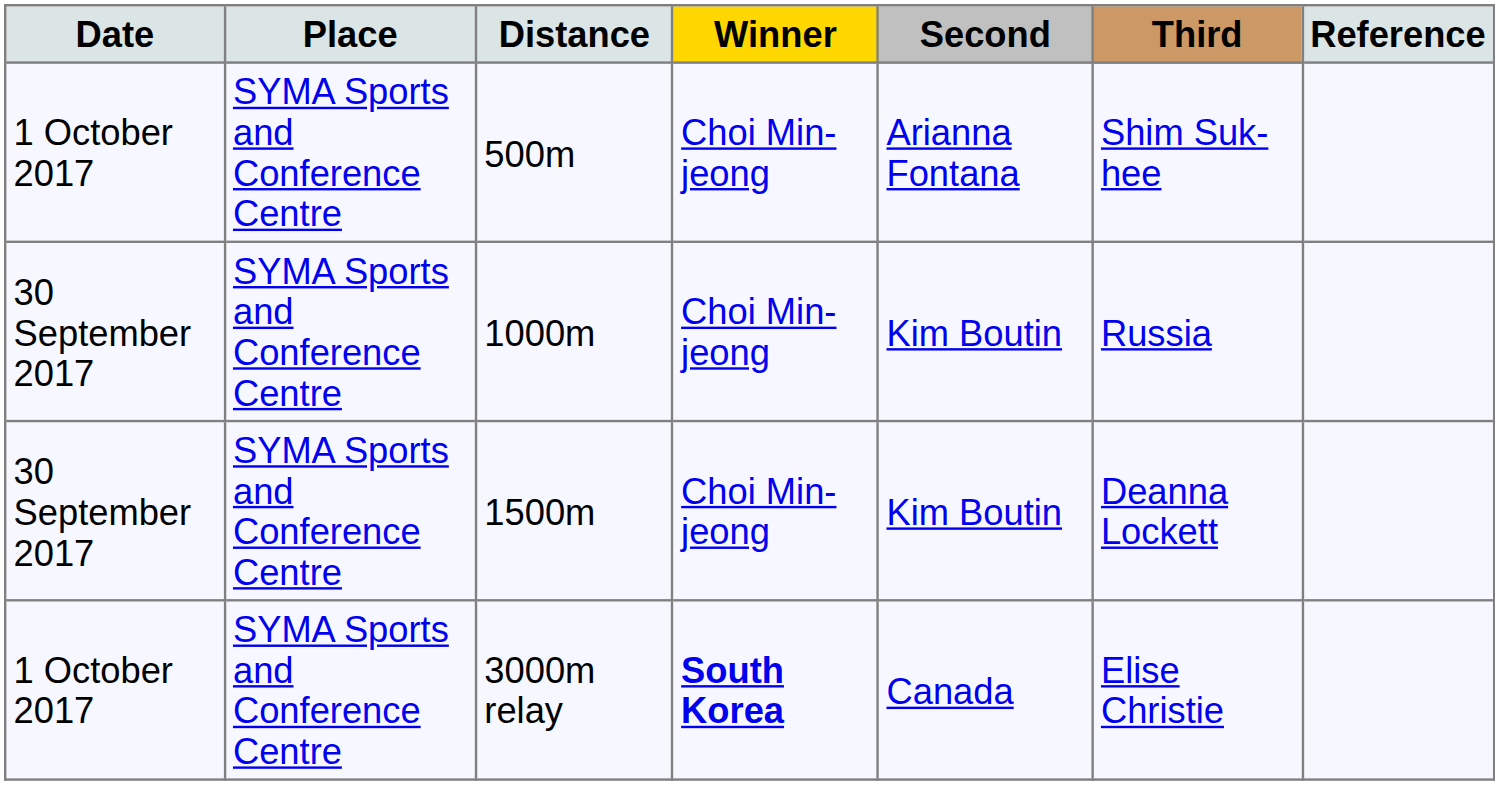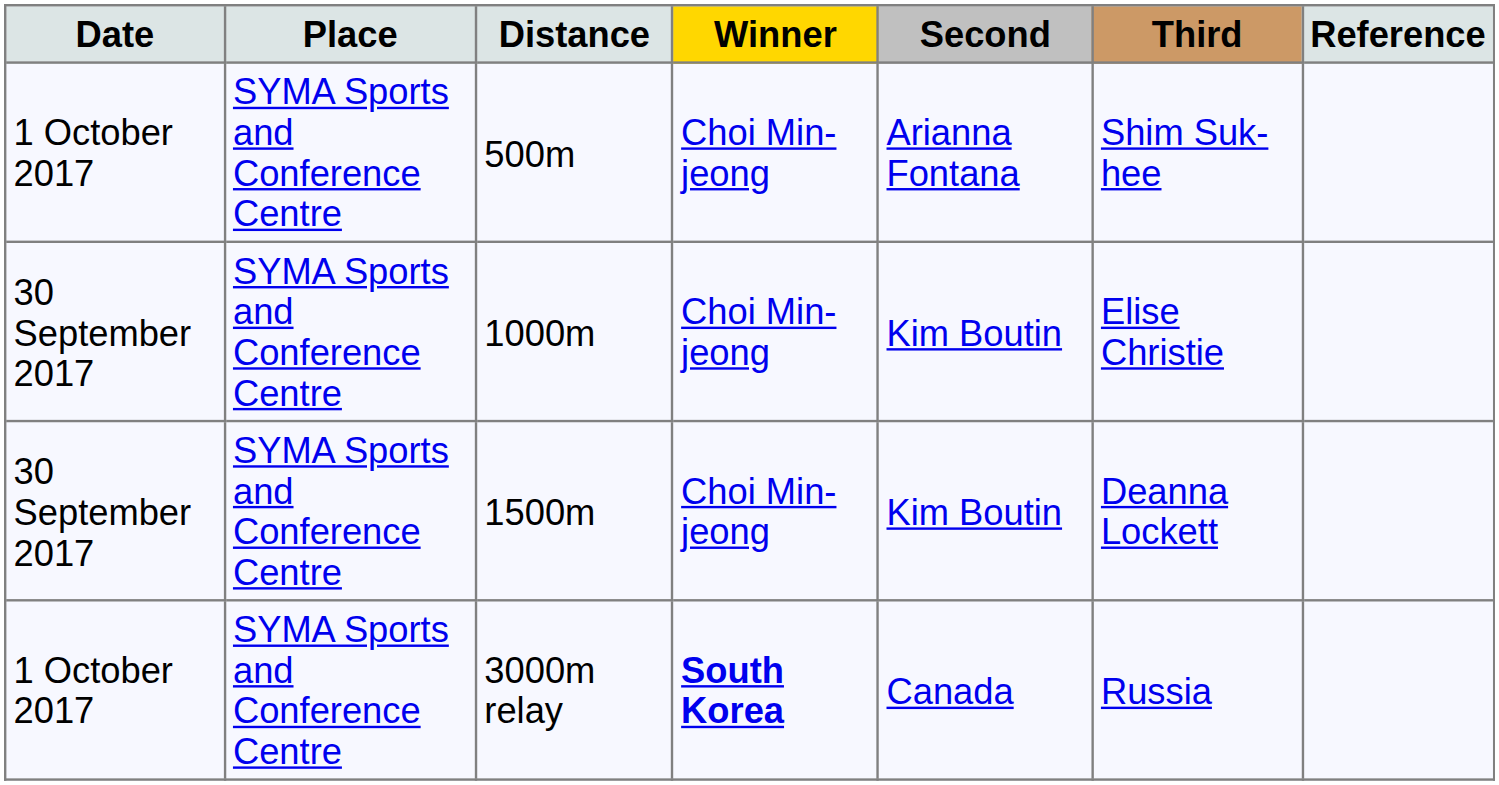(1156, 331) Russia -> (1162, 331) Elise Christie
(1162, 690) Elise Christie -> (1156, 690) Russia
